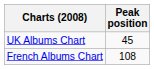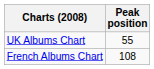(127, 40) 45 -> (127, 40) 55
